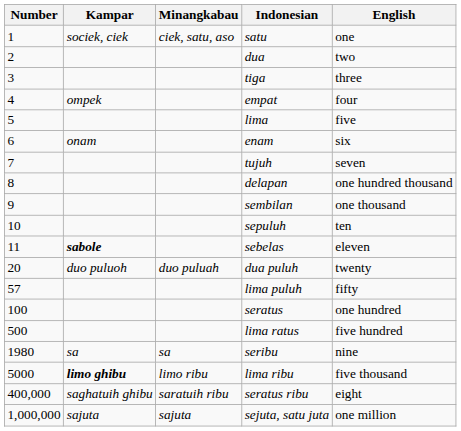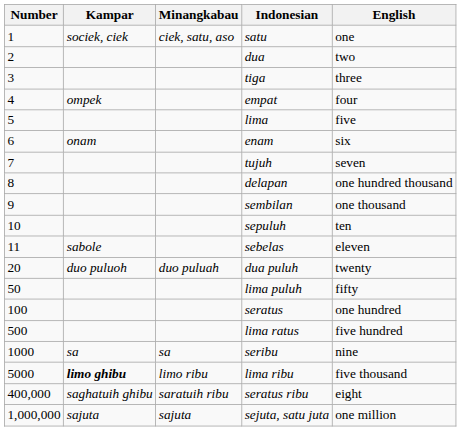(84, 246) bold -> (84, 246) normal
(14, 288) 57 -> (14, 288) 50
(21, 352) 1980 -> (21, 352) 1000
